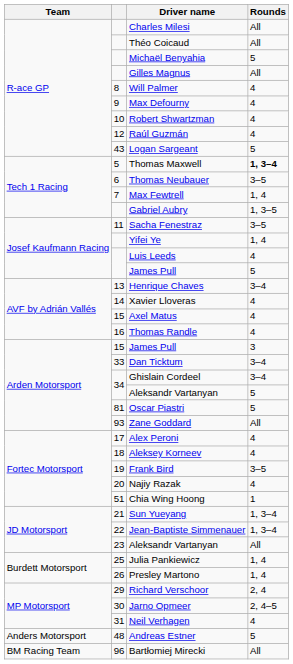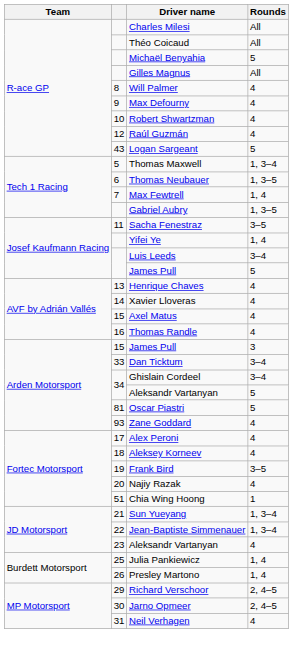(263, 164) bold -> (263, 164) normal
(258, 179) 3–5 -> (263, 179) 1, 3–5
(253, 255) 4 -> (258, 255) 3–4
(258, 286) 3–4 -> (253, 286) 4
(255, 423) All -> (253, 423) 4
(255, 544) All -> (253, 544) 4
(258, 590) 2, 4 -> (263, 590) 2, 4–5
- row: (119, 636)
- row: (119, 651)
